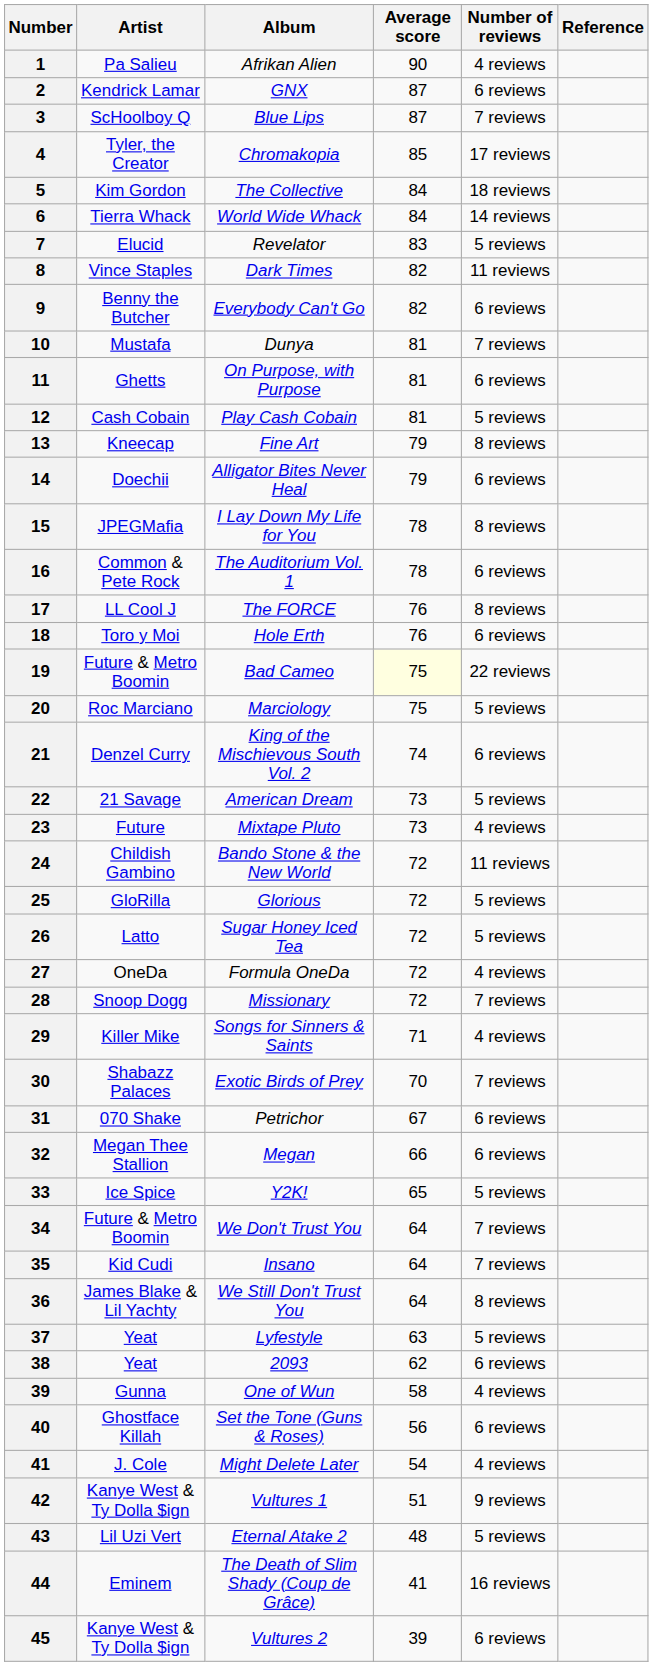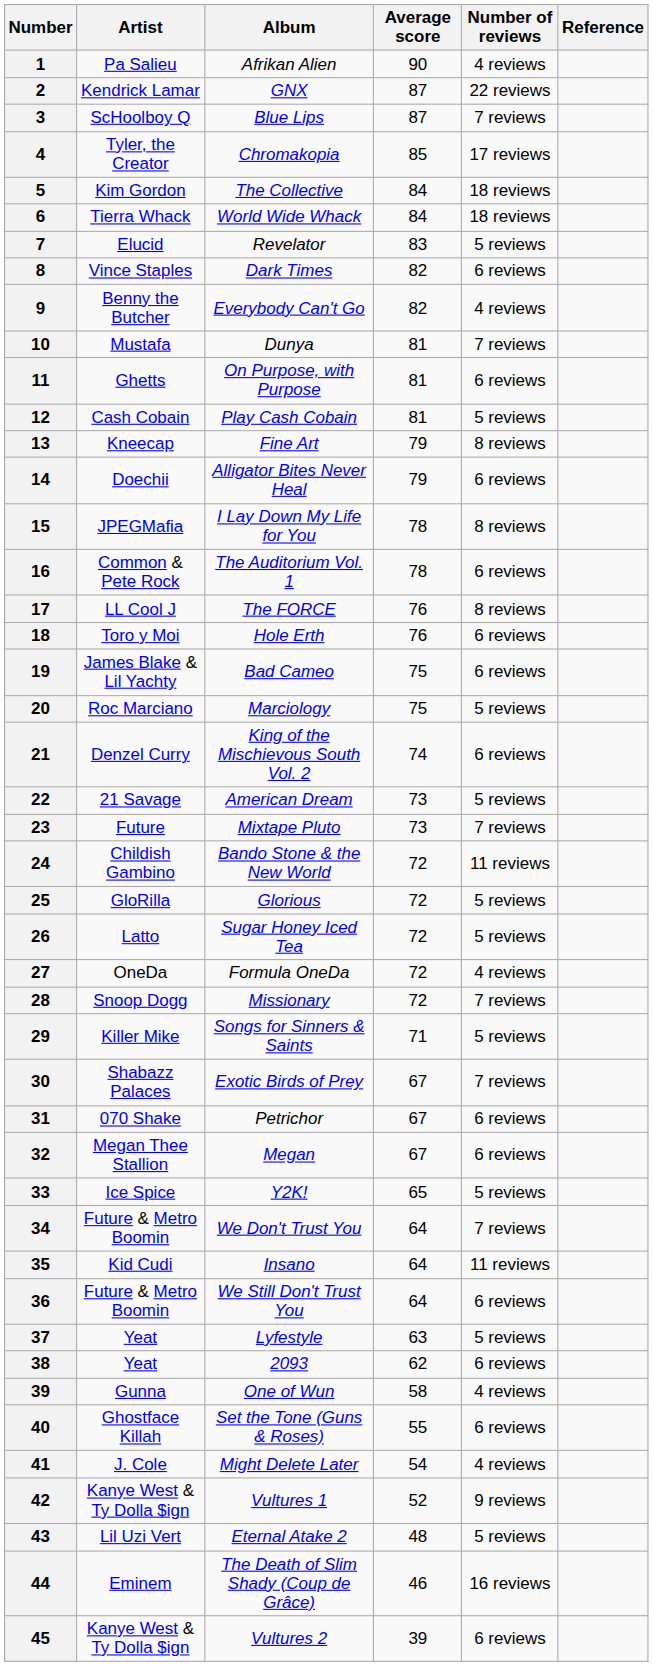(510, 90) 6 reviews -> (510, 90) 22 reviews
(510, 217) 14 reviews -> (510, 217) 18 reviews
(510, 271) 11 reviews -> (510, 271) 6 reviews
(510, 307) 6 reviews -> (510, 307) 4 reviews
(140, 672) Future & Metro Boomin -> (140, 672) James Blake & Lil Yachty
(418, 672) lightyellow background -> (418, 672) no background
(510, 672) 22 reviews -> (510, 672) 6 reviews
(510, 827) 4 reviews -> (510, 827) 7 reviews
(510, 1036) 4 reviews -> (510, 1036) 5 reviews
(418, 1082) 70 -> (418, 1082) 67
(418, 1155) 66 -> (418, 1155) 67
(510, 1264) 7 reviews -> (510, 1264) 11 reviews
(140, 1301) James Blake & Lil Yachty -> (140, 1301) Future & Metro Boomin
(510, 1301) 8 reviews -> (510, 1301) 6 reviews
(418, 1427) 56 -> (418, 1427) 55
(418, 1500) 51 -> (418, 1500) 52
(418, 1583) 41 -> (418, 1583) 46
